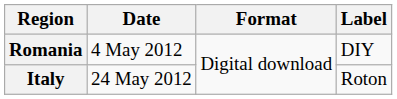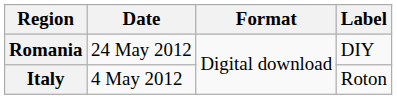(137, 49) 4 May 2012 -> (141, 49) 24 May 2012
(141, 79) 24 May 2012 -> (137, 79) 4 May 2012
